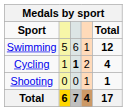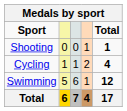rows swapped: (32, 47) <-> (32, 81)
(76, 64) bold -> (76, 64) normal
